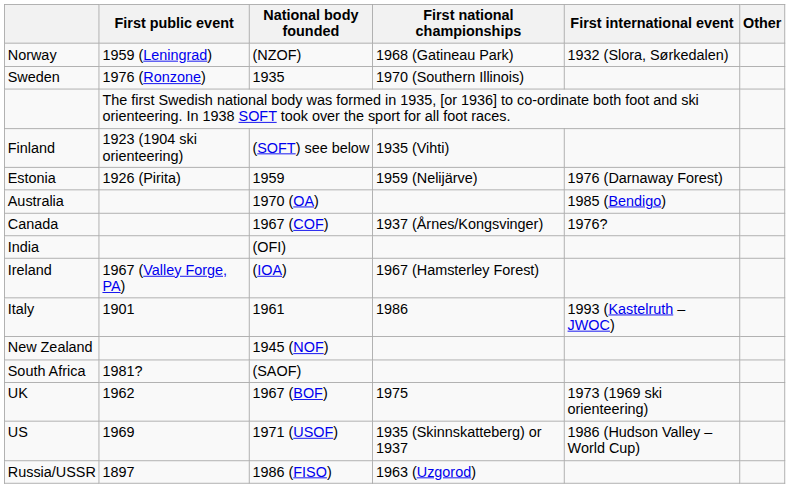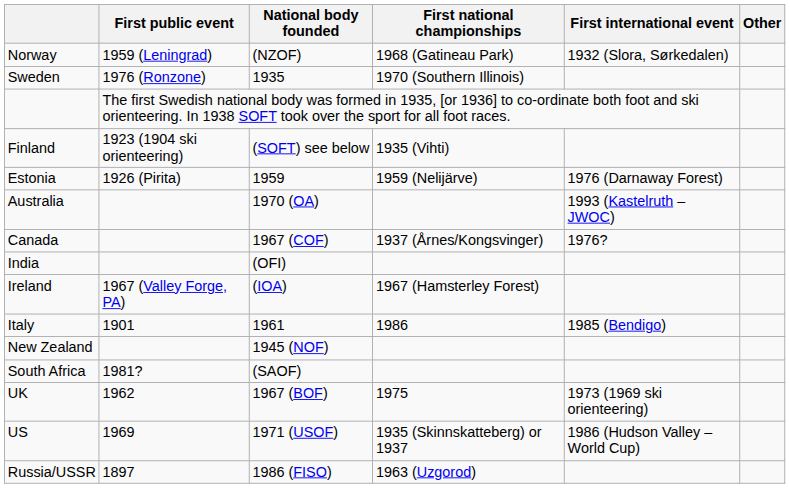(617, 201) 1985 (Bendigo) -> (626, 209) 1993 (Kastelruth – JWOC)
(626, 317) 1993 (Kastelruth – JWOC) -> (617, 325) 1985 (Bendigo)
